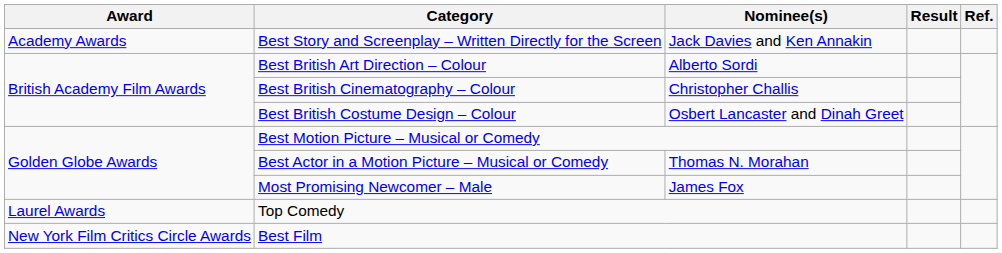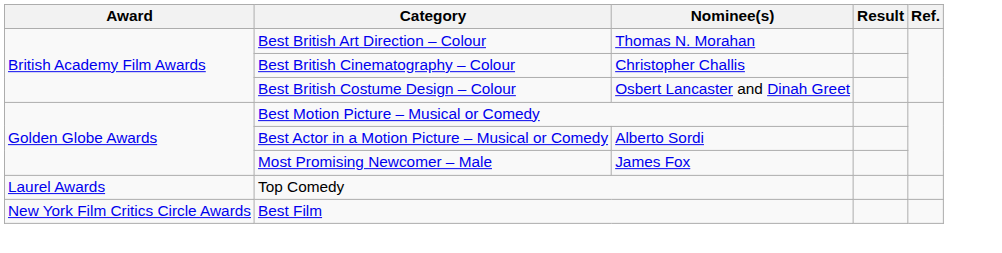- row: (460, 41)
(713, 65) Alberto Sordi -> (685, 41) Thomas N. Morahan
(739, 162) Thomas N. Morahan -> (660, 138) Alberto Sordi
